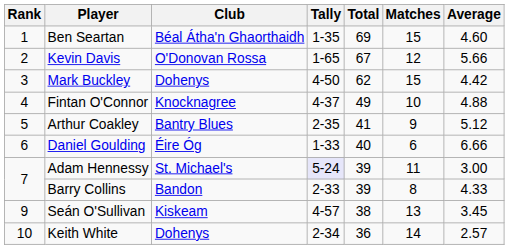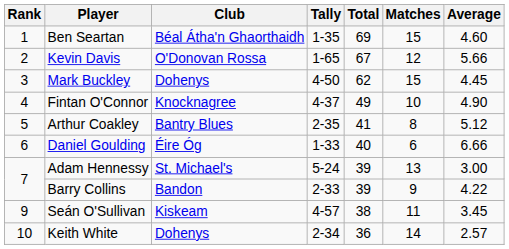(474, 80) 4.42 -> (474, 80) 4.45
(474, 102) 4.88 -> (474, 102) 4.90
(413, 124) 9 -> (413, 124) 8
(326, 168) lavender background -> (326, 168) no background
(413, 168) 11 -> (413, 168) 13
(413, 189) 8 -> (413, 189) 9
(474, 189) 4.33 -> (474, 189) 4.22
(413, 211) 13 -> (413, 211) 11
